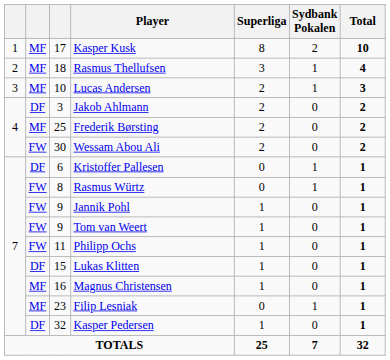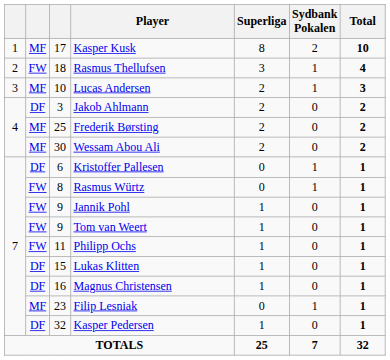(38, 68) MF -> (38, 68) FW
(38, 147) FW -> (38, 147) MF
(38, 286) MF -> (38, 286) DF
